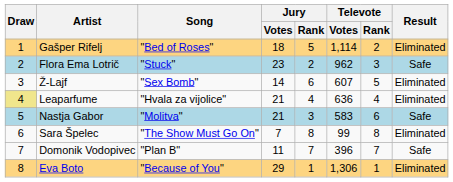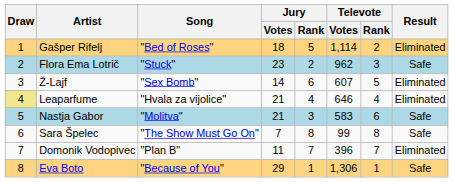(344, 99) 636 -> (344, 99) 646
(420, 133) Eliminated -> (420, 133) Safe
(420, 151) Safe -> (420, 151) Eliminated
(420, 168) Eliminated -> (420, 168) Safe
